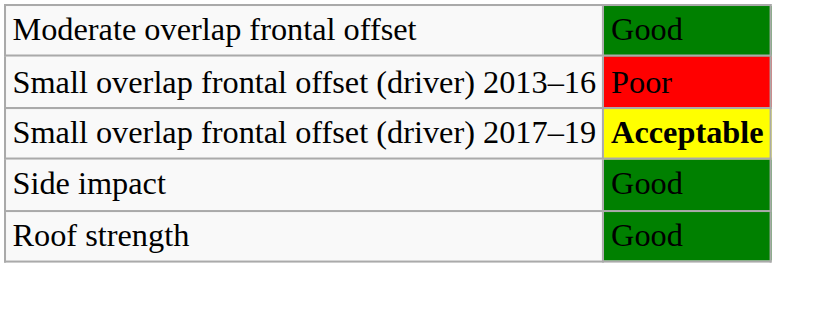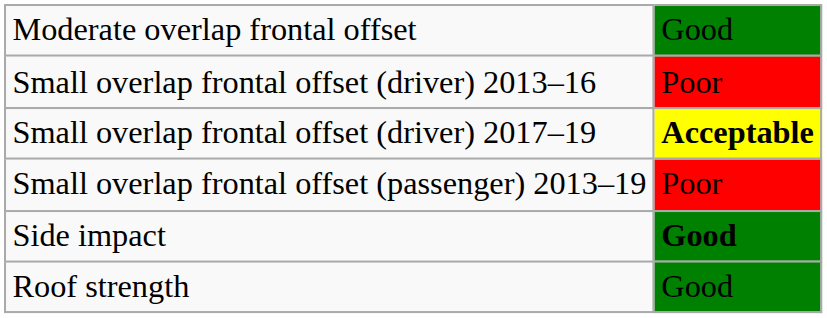+ row: (329, 183)
(647, 183) normal -> (699, 235) bold
